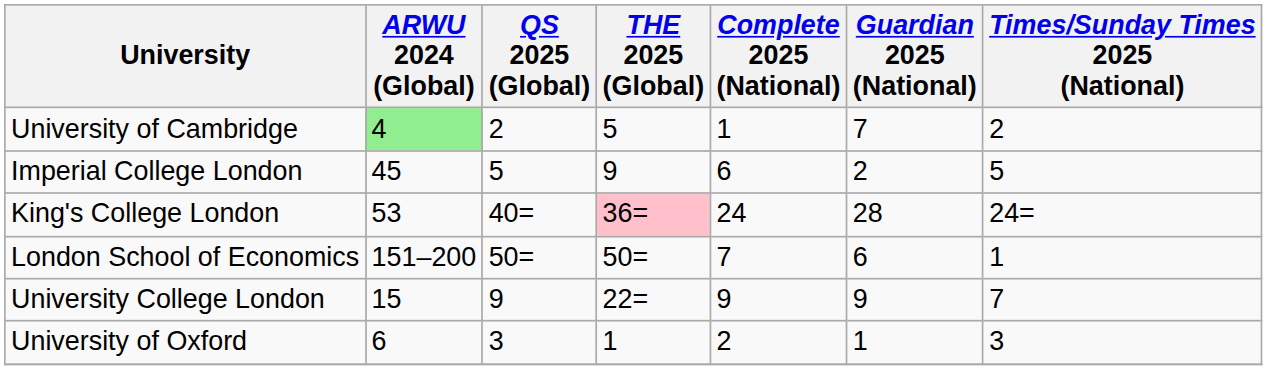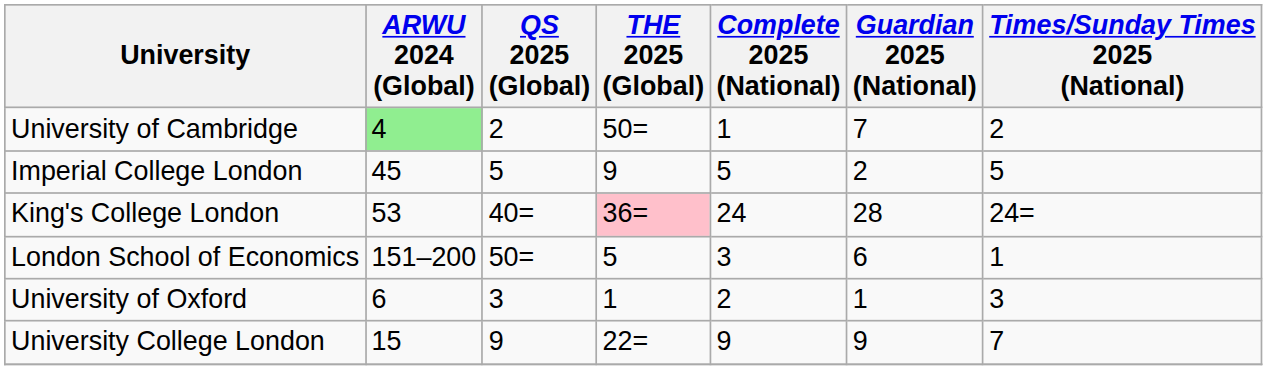(610, 128) 5 -> (625, 128) 50=
(724, 171) 6 -> (724, 171) 5
(625, 256) 50= -> (610, 256) 5
(724, 256) 7 -> (724, 256) 3
rows swapped: (129, 342) <-> (168, 299)
